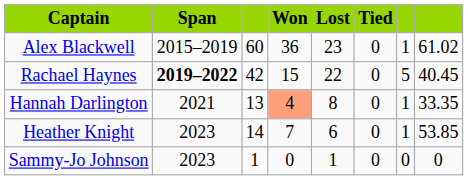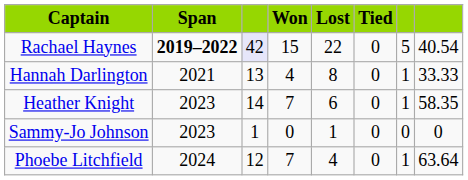- row: (79, 47)
(255, 75) no background -> (255, 47) lavender background
(438, 75) 40.45 -> (438, 47) 40.54
(290, 103) lightsalmon background -> (290, 75) no background
(438, 103) 33.35 -> (438, 75) 33.33
(438, 132) 53.85 -> (438, 103) 58.35
+ row: (79, 160)
